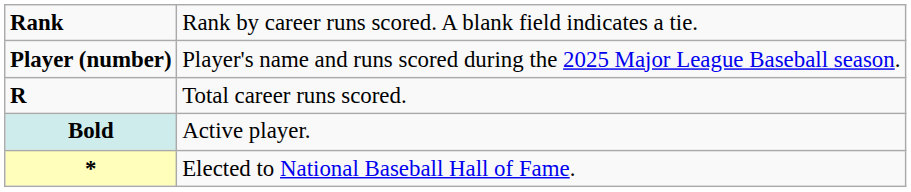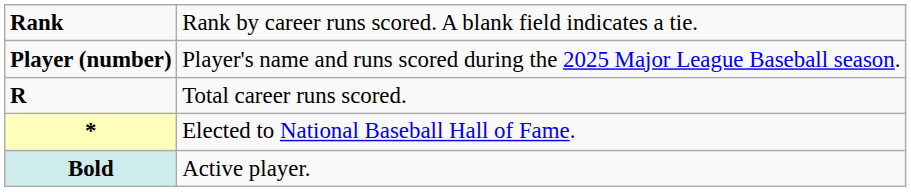rows swapped: (91, 167) <-> (91, 131)
